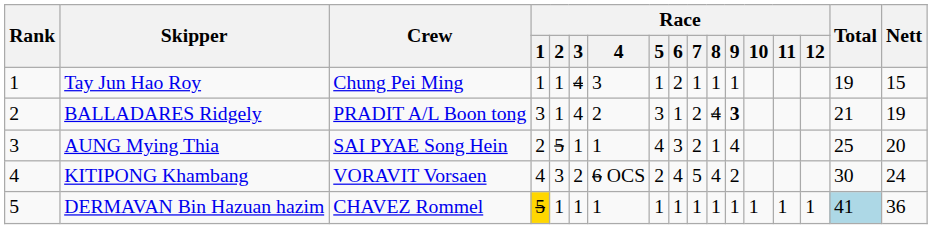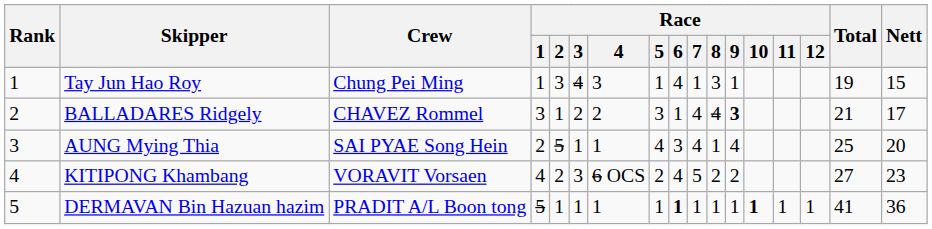(559, 82) 1 -> (559, 82) 3
(678, 82) 2 -> (678, 82) 4
(716, 82) 1 -> (716, 82) 3
(430, 113) PRADIT A/L Boon tong -> (408, 113) CHAVEZ Rommel
(578, 113) 4 -> (578, 113) 2
(697, 113) 2 -> (697, 113) 4
(896, 113) 19 -> (896, 113) 17
(697, 144) 2 -> (697, 144) 4
(559, 176) 3 -> (559, 176) 2
(578, 176) 2 -> (578, 176) 3
(716, 176) 4 -> (716, 176) 2
(844, 176) 30 -> (844, 176) 27
(896, 176) 24 -> (896, 176) 23
(408, 207) CHAVEZ Rommel -> (430, 207) PRADIT A/L Boon tong
(540, 207) gold background -> (540, 207) no background
(678, 207) normal -> (678, 207) bold
(754, 207) normal -> (754, 207) bold
(844, 207) lightblue background -> (844, 207) no background
